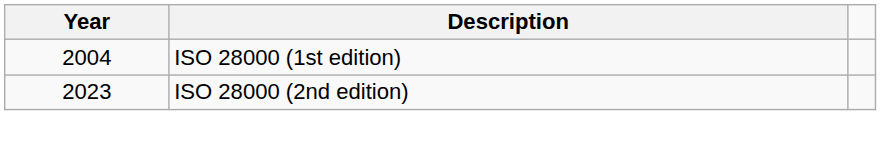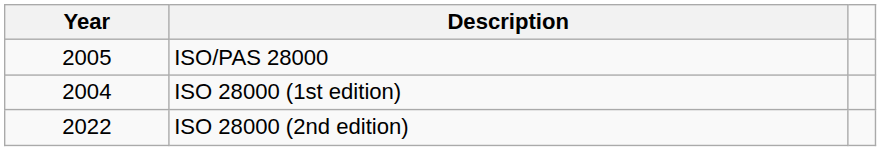+ row: (251, 57)
(87, 92) 2023 -> (87, 127) 2022
